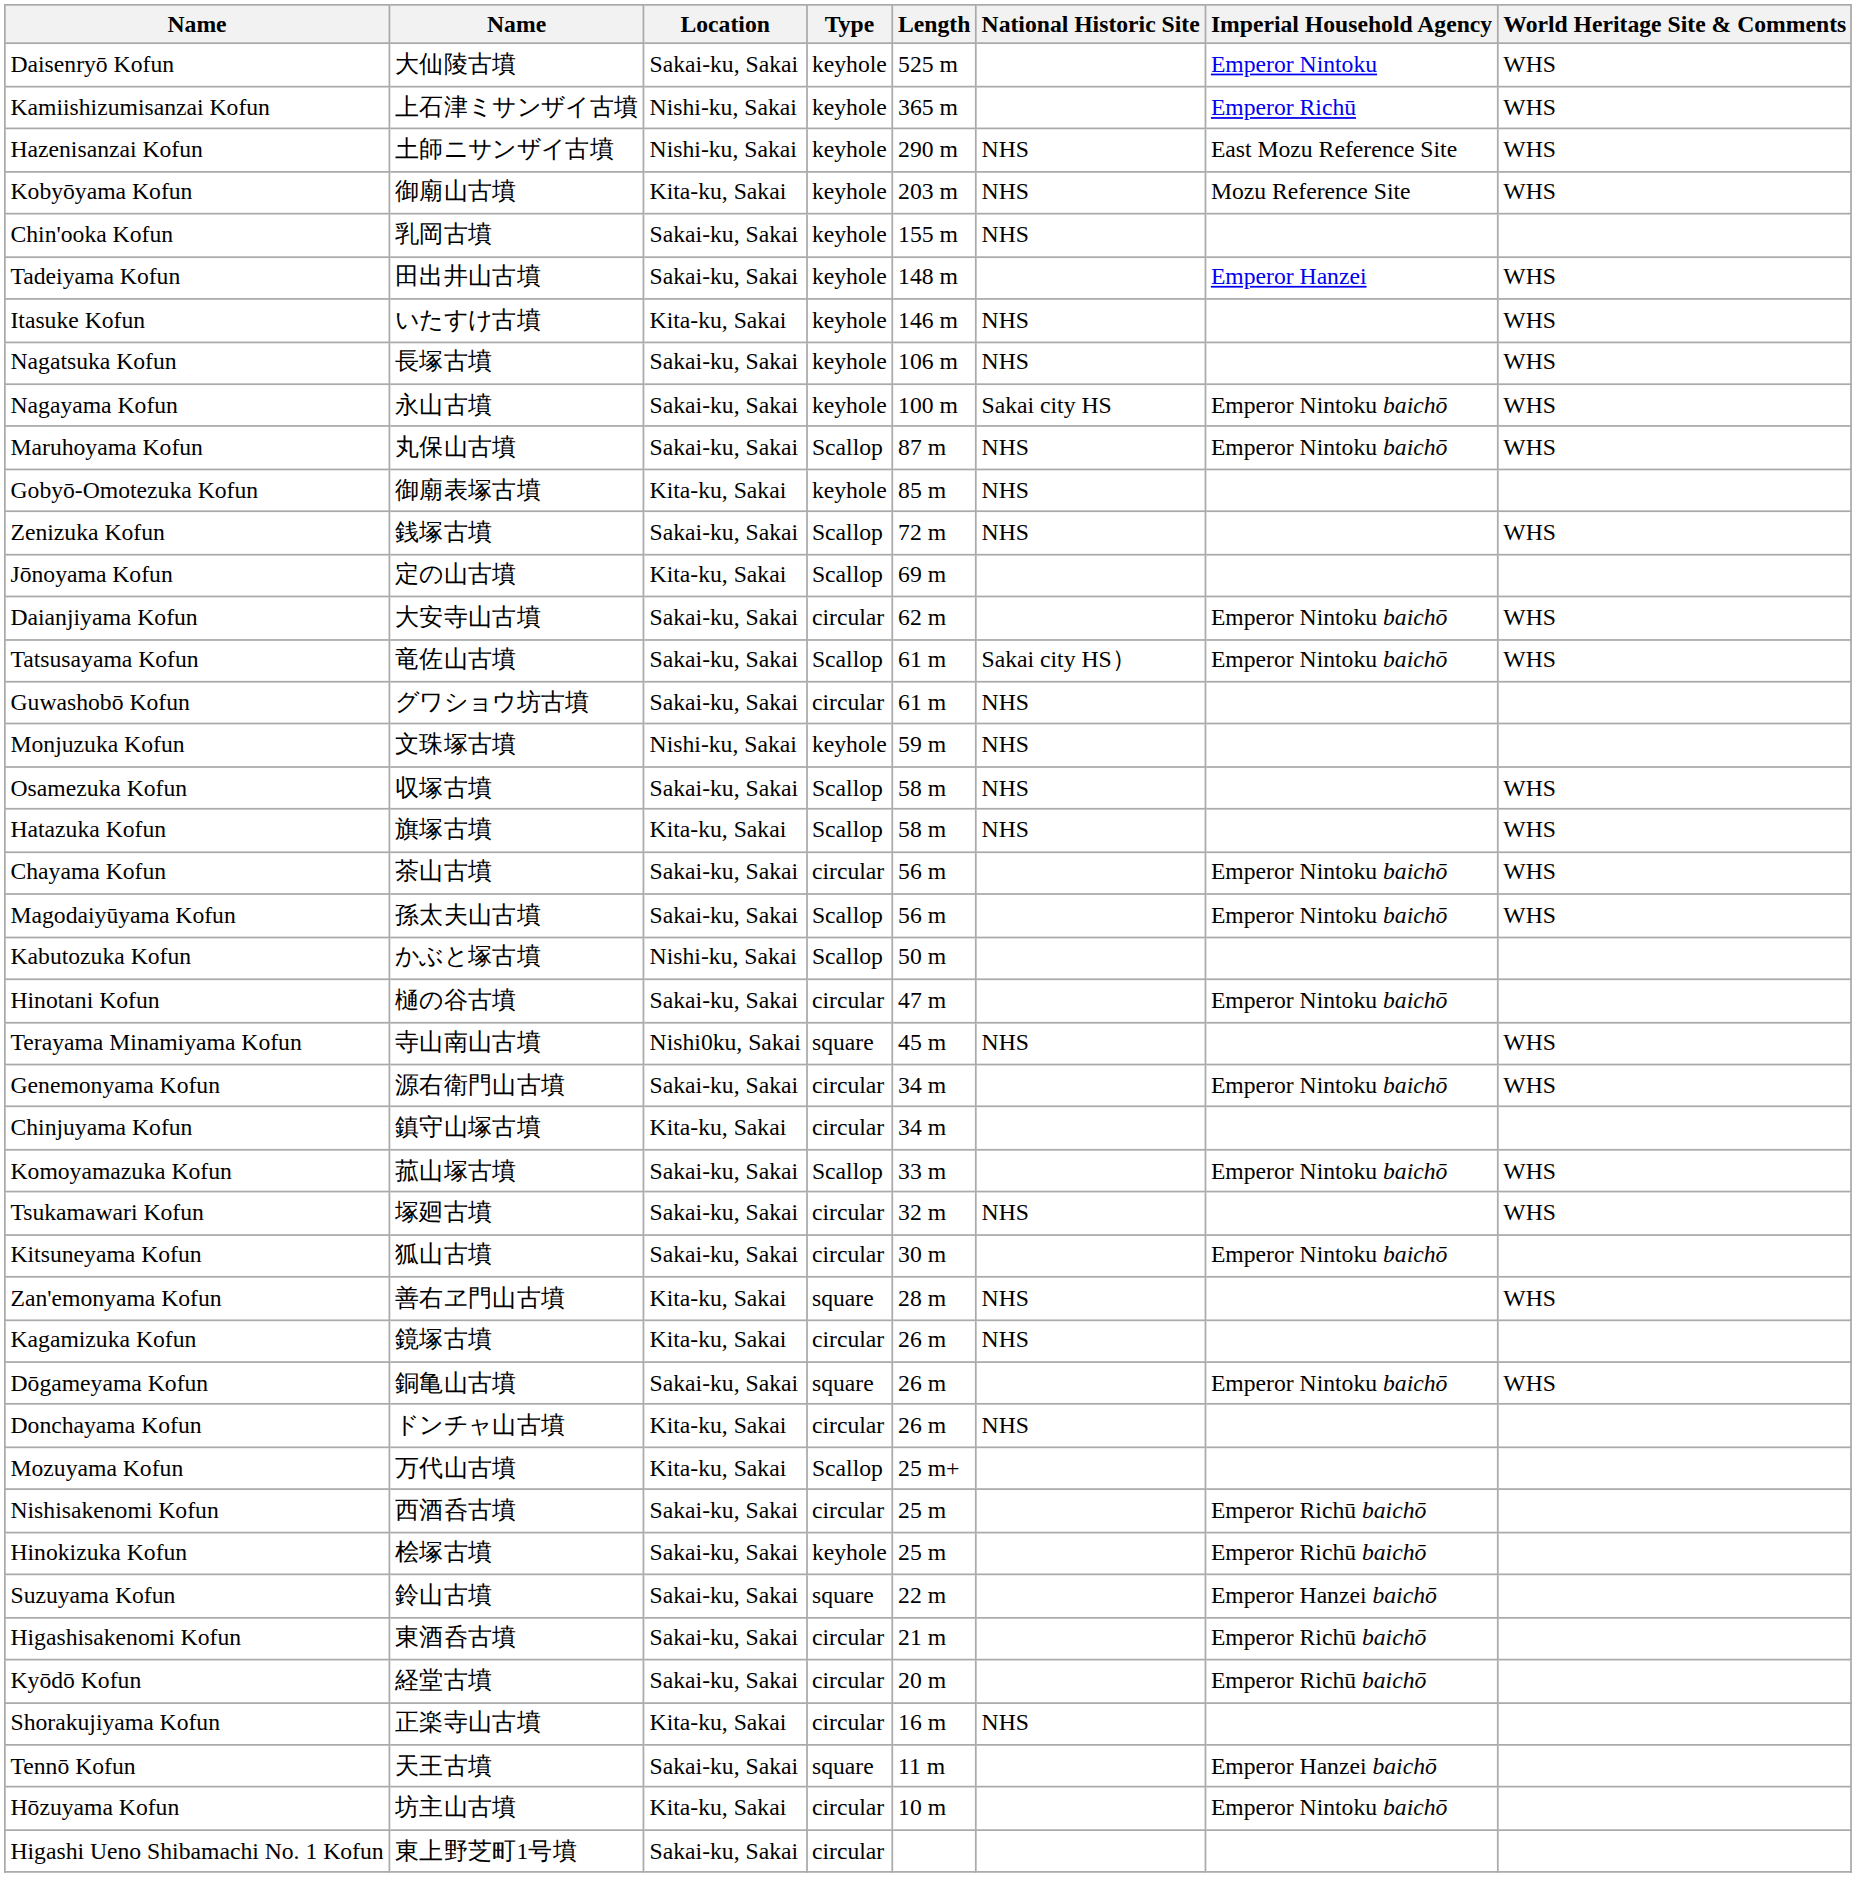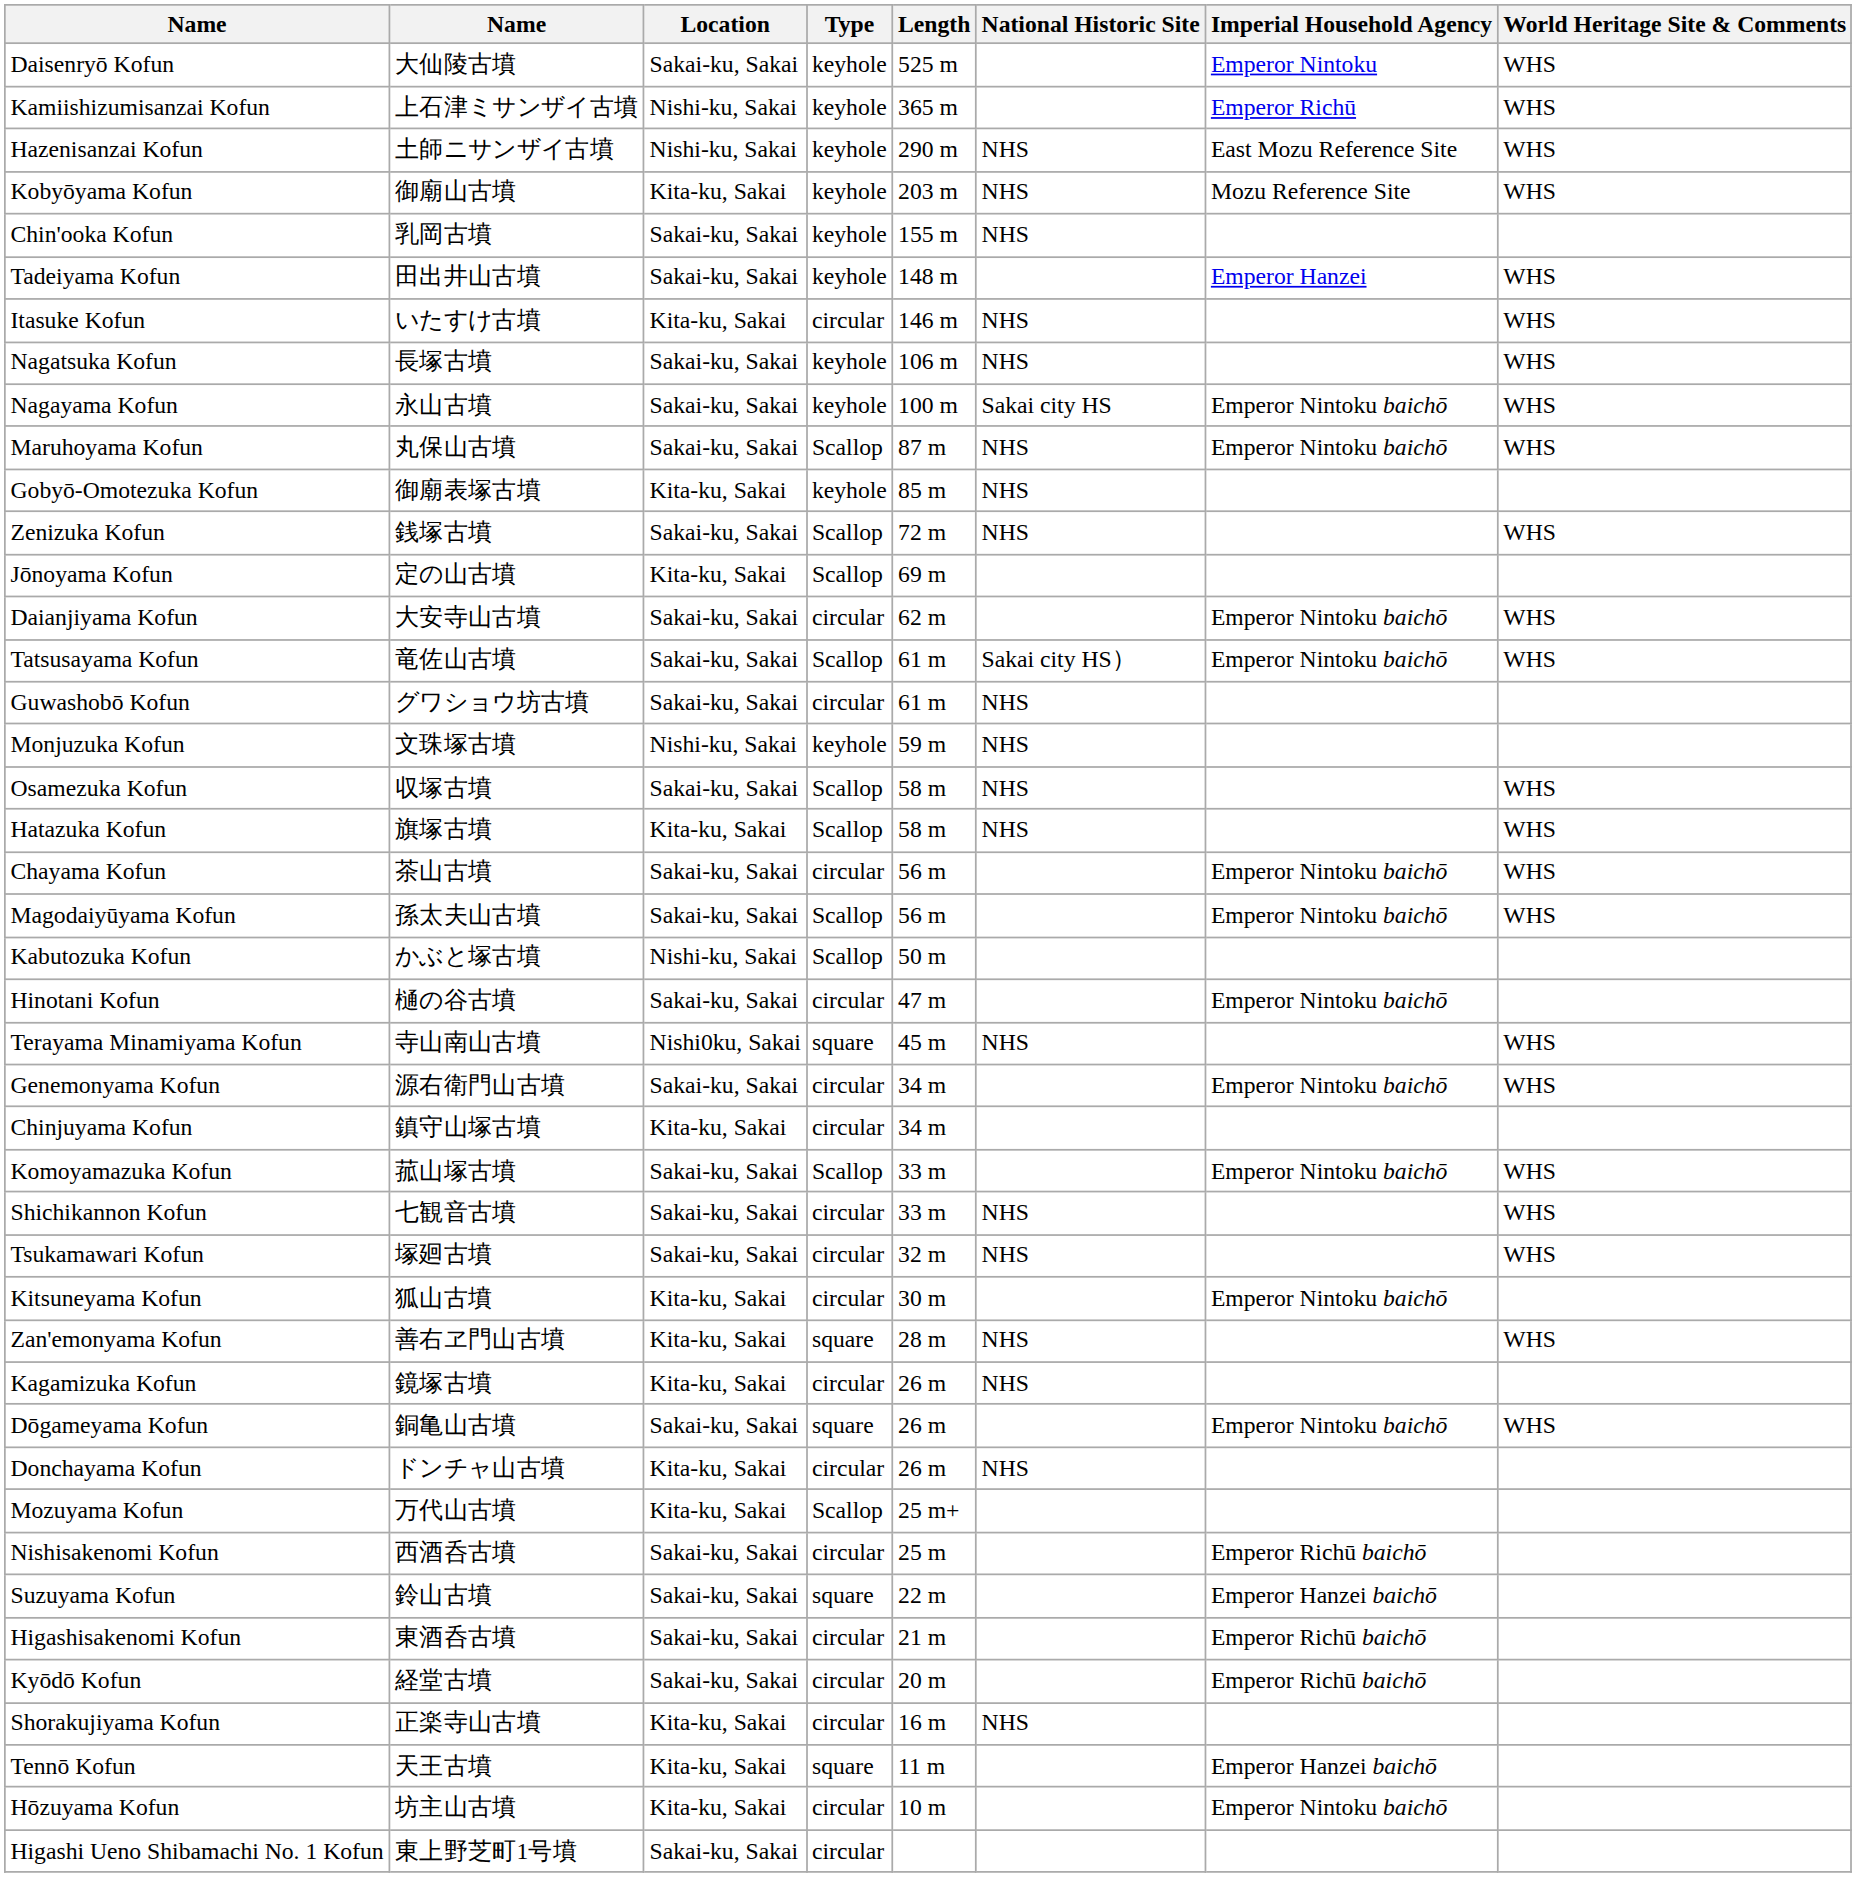(849, 319) keyhole -> (848, 319) circular
+ row: (109, 1212)
(724, 1254) Sakai-ku, Sakai -> (718, 1297) Kita-ku, Sakai
- row: (99, 1552)
(724, 1765) Sakai-ku, Sakai -> (718, 1765) Kita-ku, Sakai
